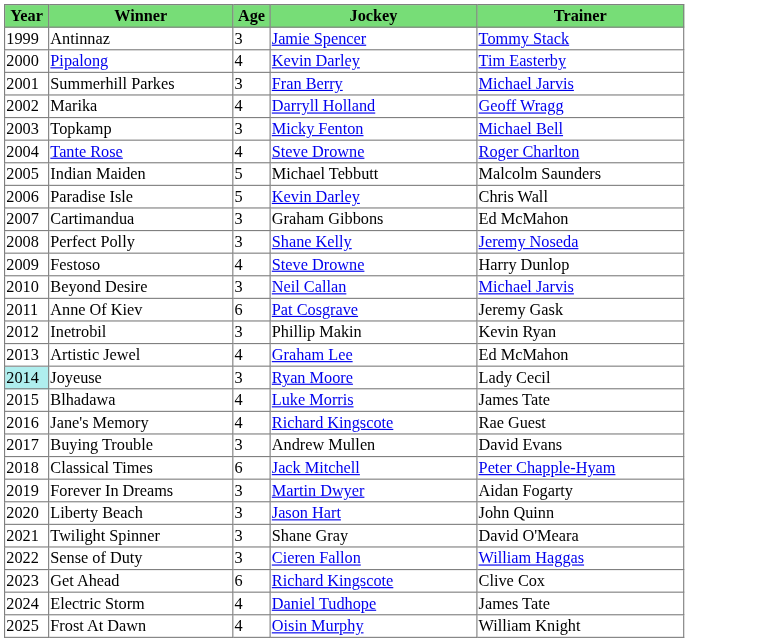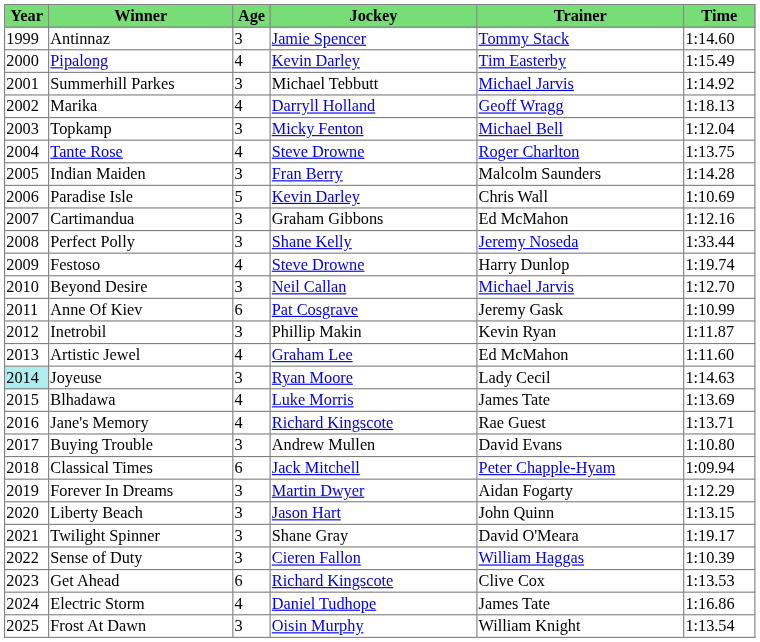+ column: (719, 15)
(307, 83) Fran Berry -> (325, 83) Michael Tebbutt
(239, 174) 5 -> (239, 174) 3
(325, 174) Michael Tebbutt -> (307, 174) Fran Berry
(239, 626) 4 -> (239, 626) 3
